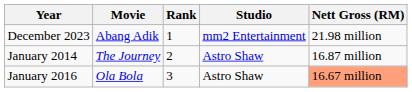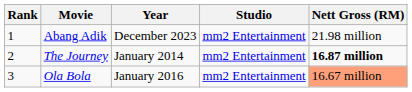columns swapped: (181, 14) <-> (49, 14)
(233, 55) Astro Shaw -> (254, 55) mm2 Entertainment
(347, 55) normal -> (347, 55) bold
(233, 76) Astro Shaw -> (254, 76) mm2 Entertainment
